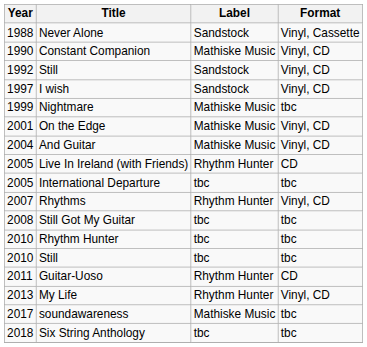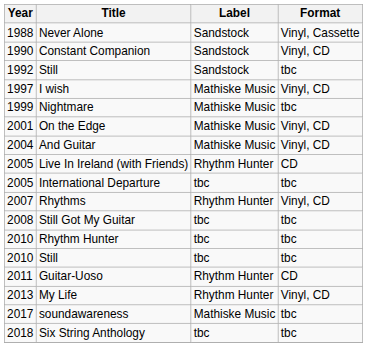(235, 51) Mathiske Music -> (221, 51) Sandstock
(305, 70) Vinyl, CD -> (289, 70) tbc
(221, 88) Sandstock -> (235, 88) Mathiske Music
